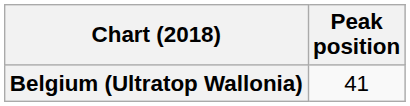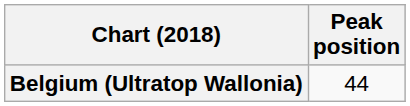(357, 82) 41 -> (357, 82) 44
